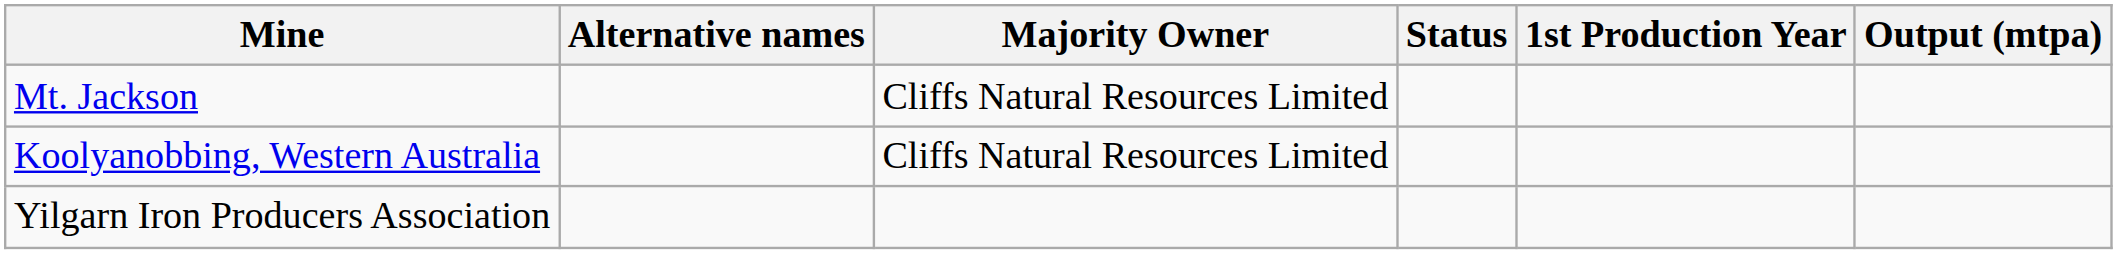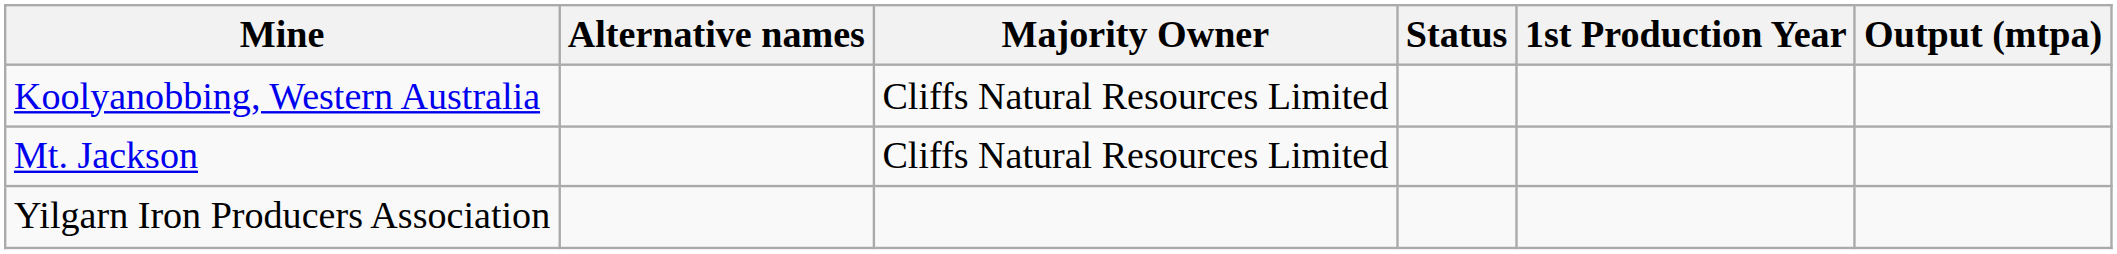rows swapped: (277, 155) <-> (106, 95)
